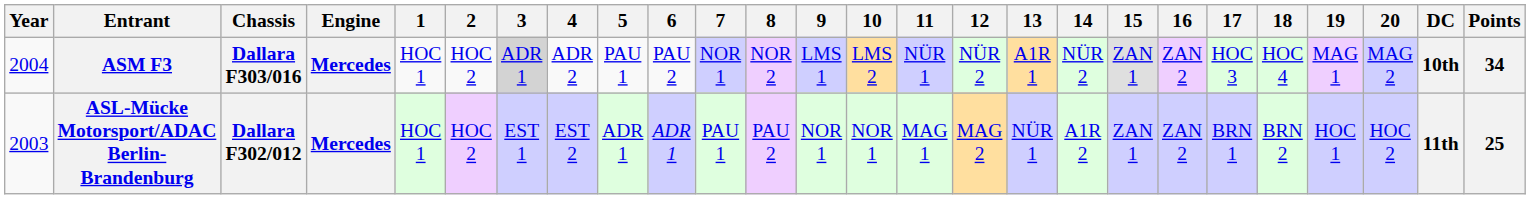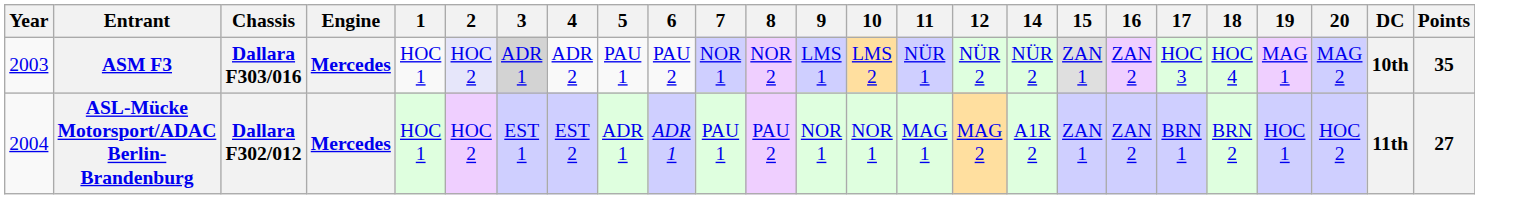- column: (1032, 21)
(29, 64) 2004 -> (29, 64) 2003
(471, 64) no background -> (471, 64) lavender background
(1494, 64) 34 -> (1444, 64) 35
(29, 143) 2003 -> (29, 143) 2004
(1494, 143) 25 -> (1444, 143) 27
